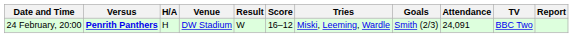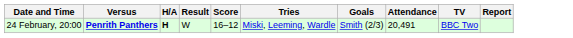- column: (207, 11)
(165, 25) normal -> (165, 25) bold
(456, 25) 24,091 -> (402, 25) 20,491
